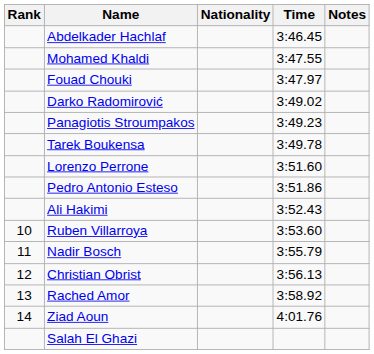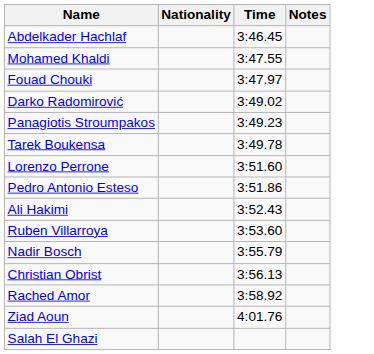- column: (24, 15)
